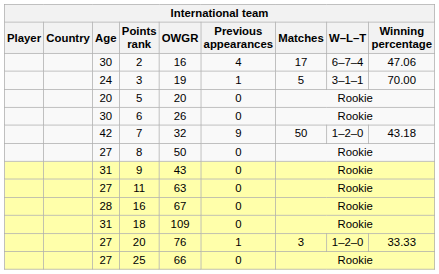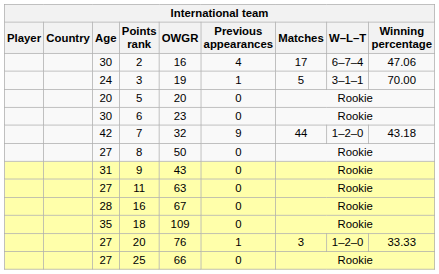(180, 116) 26 -> (180, 116) 23
(301, 134) 50 -> (301, 134) 44
(106, 224) 31 -> (106, 224) 35
